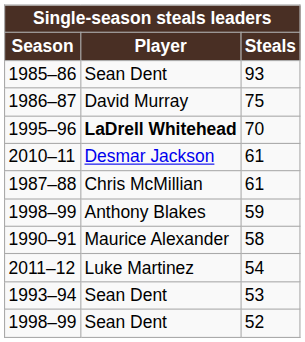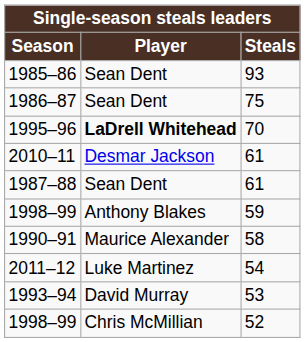(136, 101) David Murray -> (126, 101) Sean Dent
(144, 184) Chris McMillian -> (126, 184) Sean Dent
(126, 295) Sean Dent -> (136, 295) David Murray
(126, 323) Sean Dent -> (144, 323) Chris McMillian
